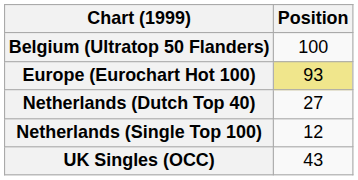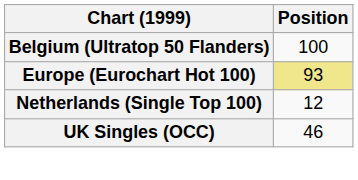- row: (139, 103)
(313, 160) 43 -> (313, 132) 46
